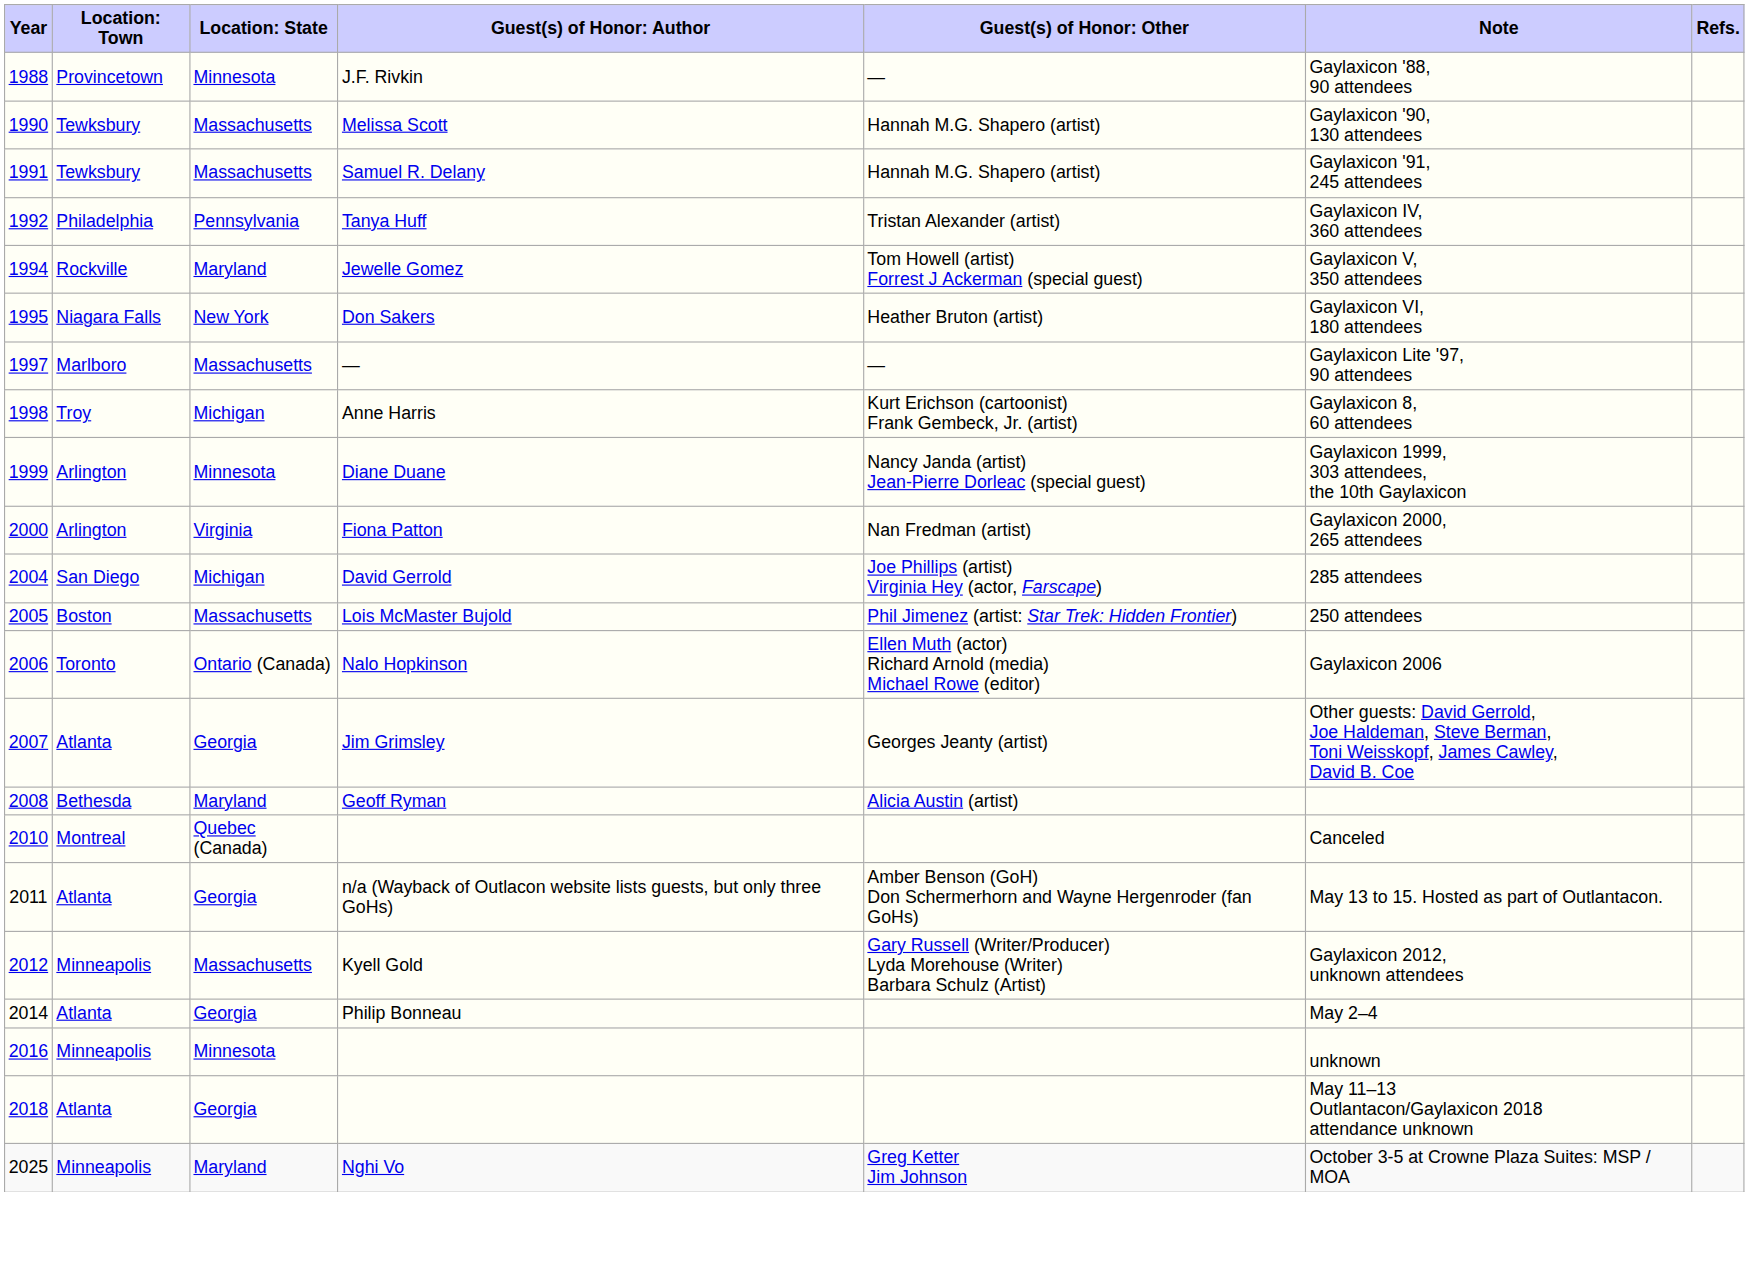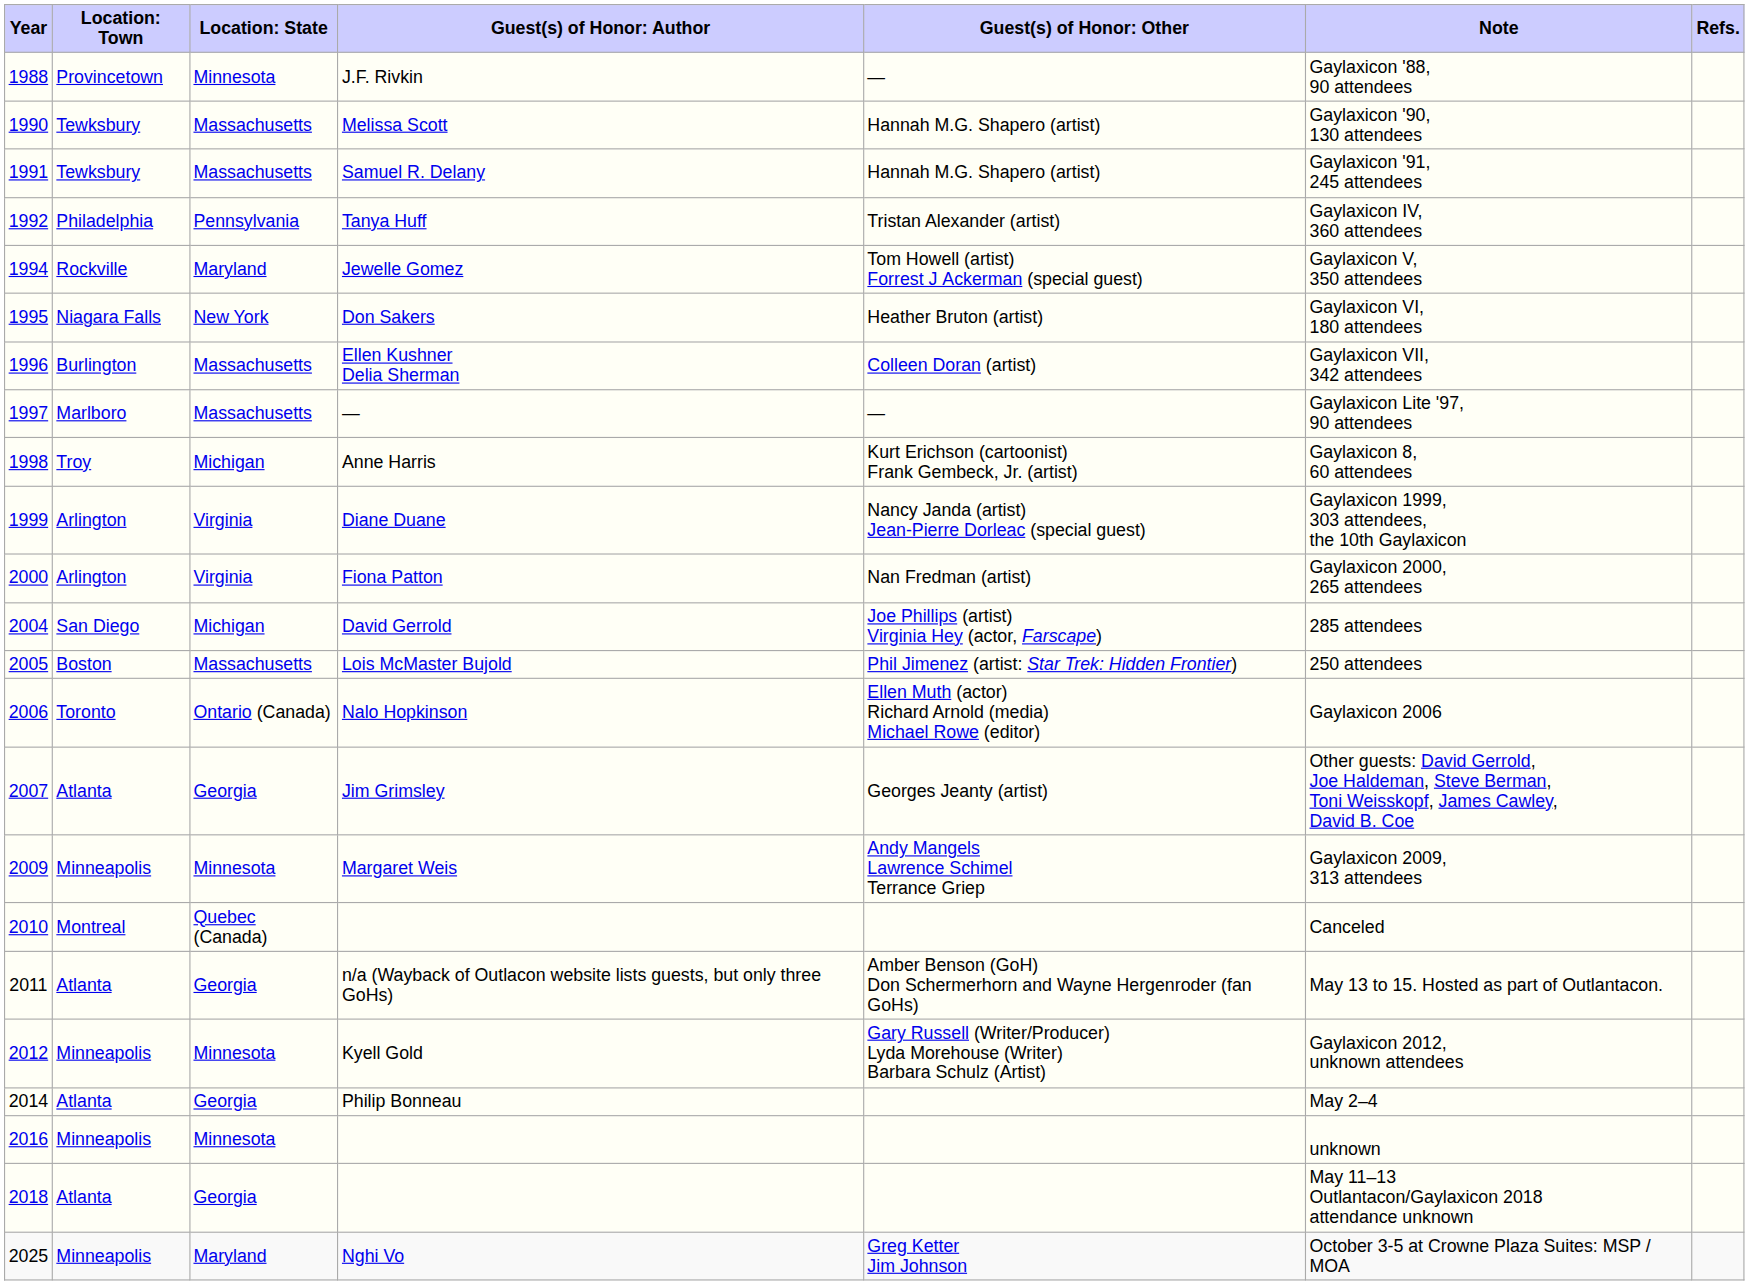+ row: (28, 365)
(234, 471) Minnesota -> (223, 520) Virginia
- row: (28, 800)
+ row: (28, 868)
(253, 965) Massachusetts -> (234, 1053) Minnesota
